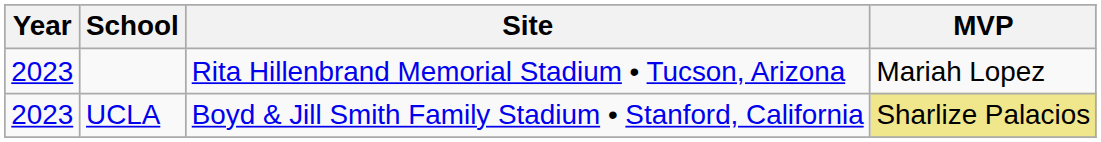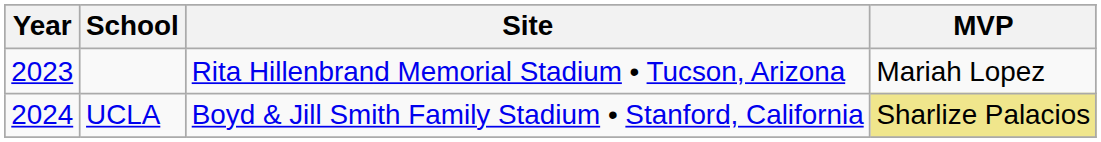(42, 114) 2023 -> (42, 114) 2024
